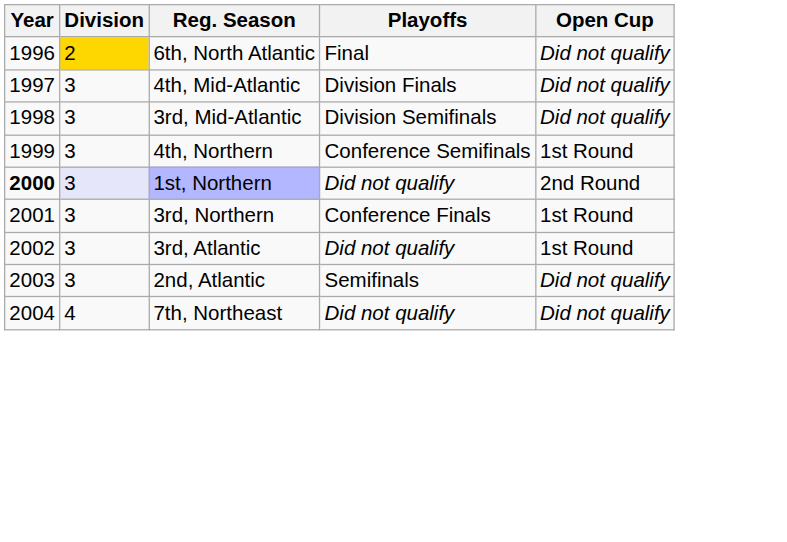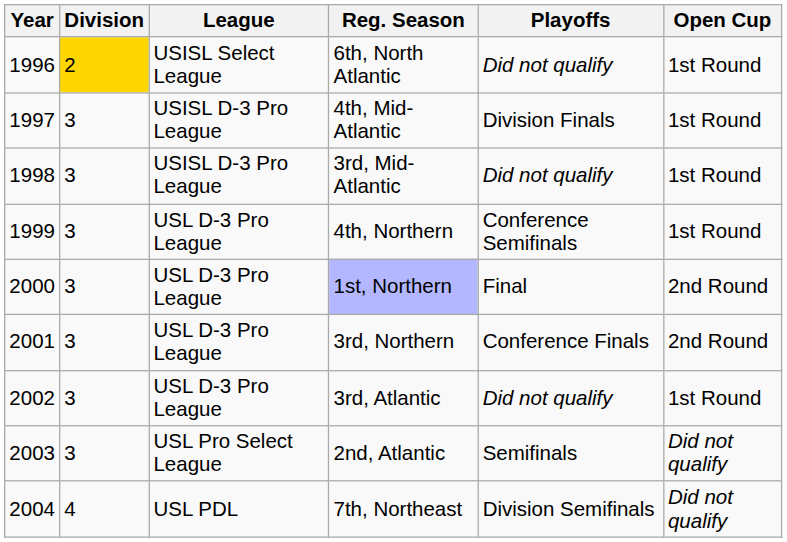+ column: (239, 20)
(347, 53) Final -> (548, 64) Did not qualify
(605, 53) Did not qualify -> (715, 64) 1st Round
(605, 85) Did not qualify -> (715, 120) 1st Round
(410, 118) Division Semifinals -> (548, 175) Did not qualify
(605, 118) Did not qualify -> (715, 175) 1st Round
(32, 183) bold -> (32, 286) normal
(70, 183) lavender background -> (70, 286) no background
(389, 183) Did not qualify -> (505, 286) Final
(587, 215) 1st Round -> (718, 342) 2nd Round
(389, 313) Did not qualify -> (569, 508) Division Semifinals
